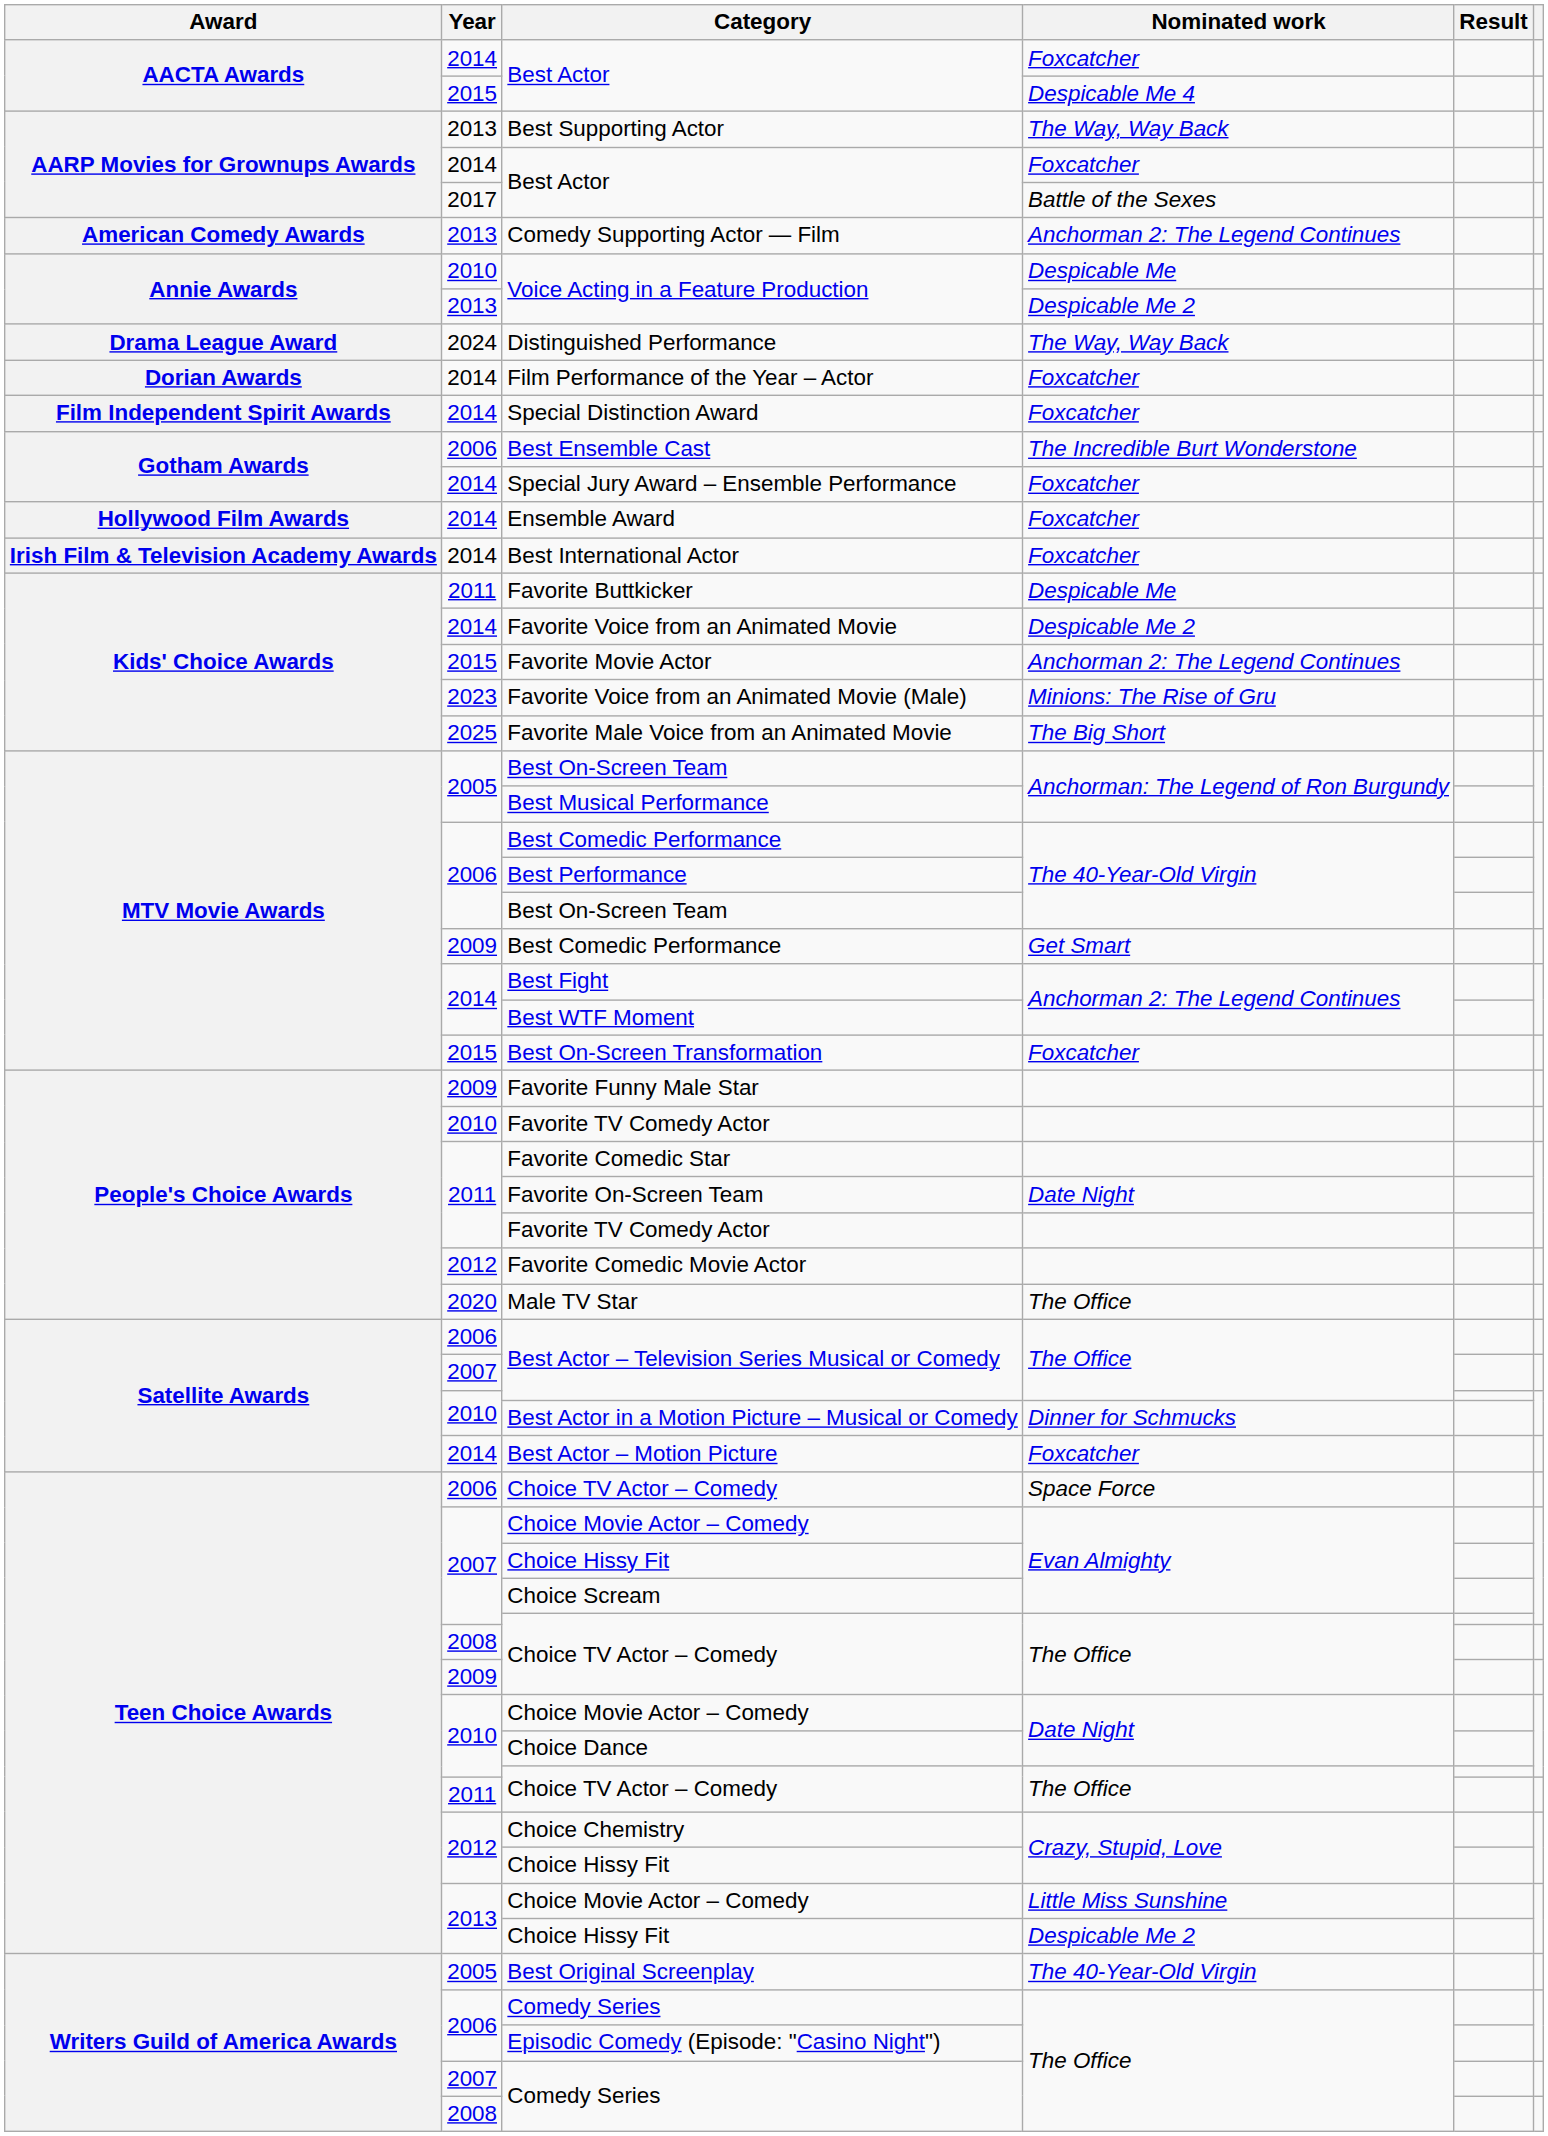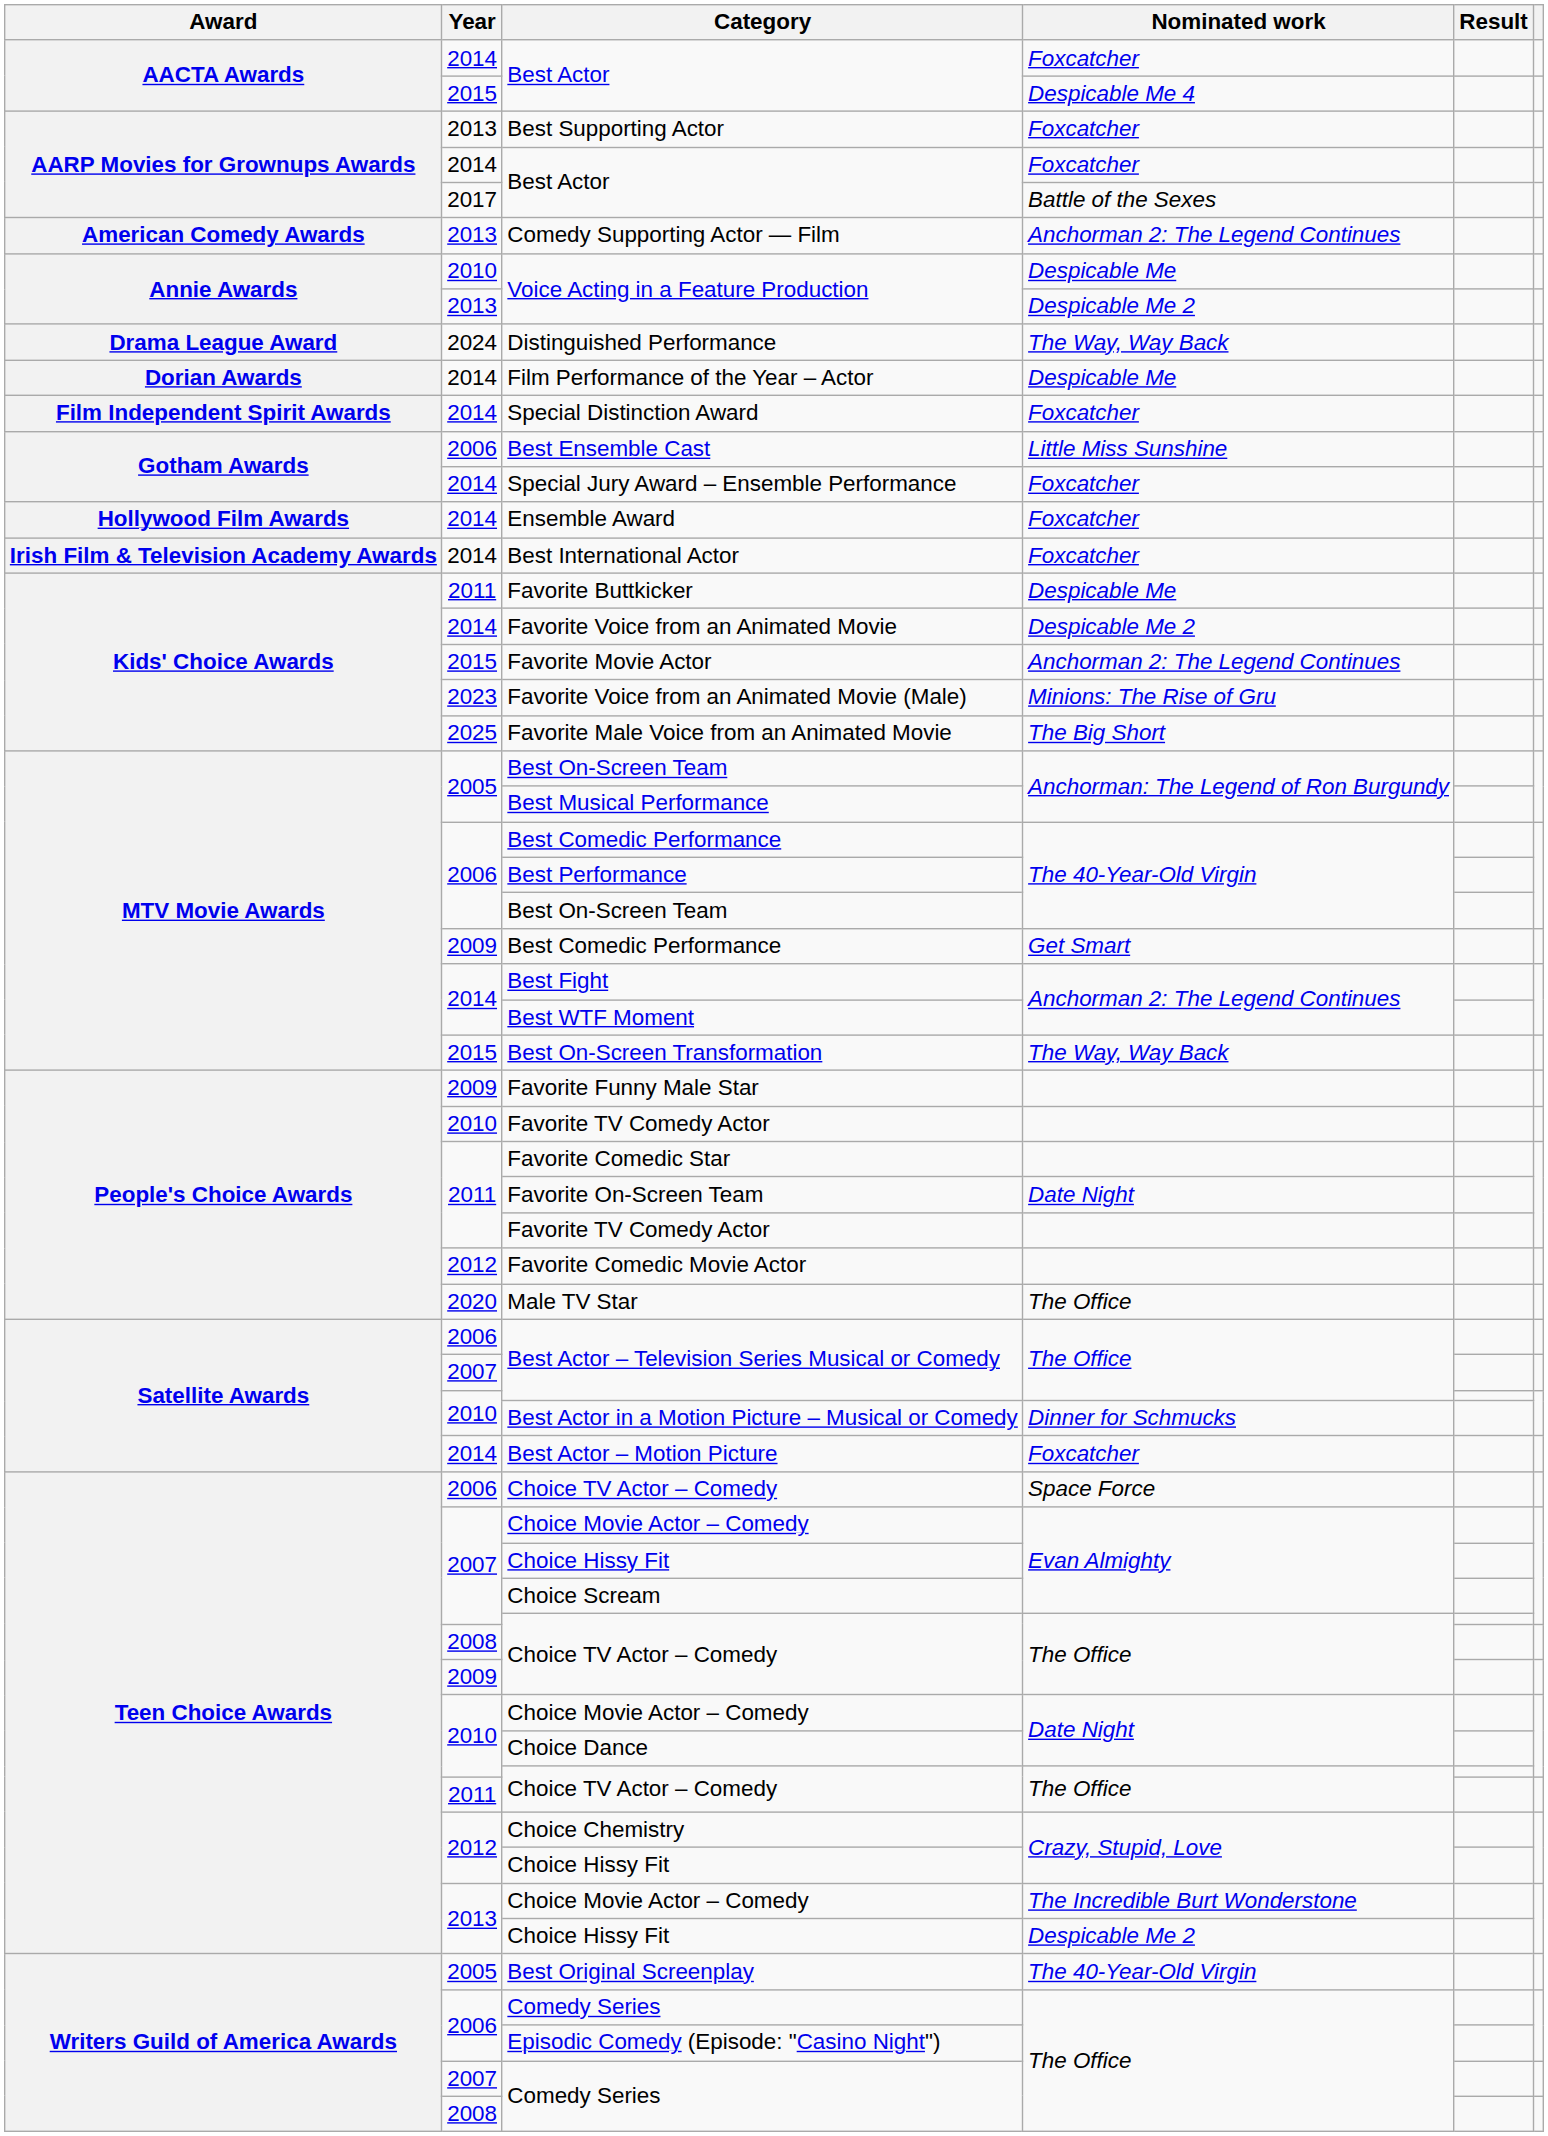(1128, 128) The Way, Way Back -> (1083, 128) Foxcatcher
(1083, 377) Foxcatcher -> (1102, 377) Despicable Me
(1192, 448) The Incredible Burt Wonderstone -> (1128, 448) Little Miss Sunshine
(1083, 1052) Foxcatcher -> (1128, 1052) The Way, Way Back
(1128, 1900) Little Miss Sunshine -> (1192, 1900) The Incredible Burt Wonderstone
